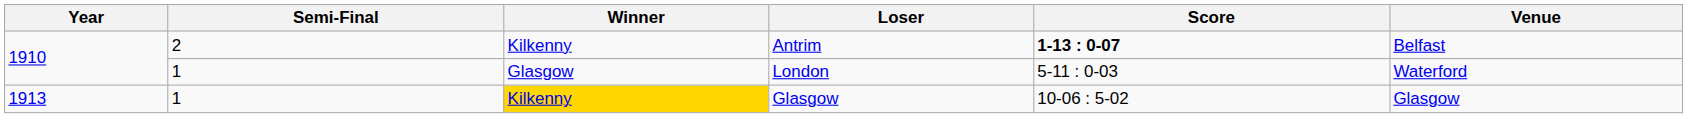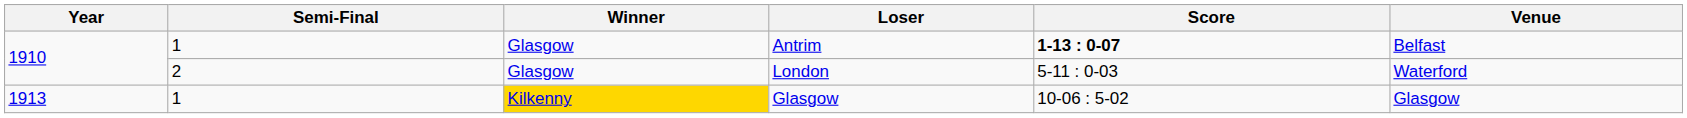(177, 44) 2 -> (177, 44) 1
(540, 44) Kilkenny -> (541, 44) Glasgow
(177, 71) 1 -> (177, 71) 2
